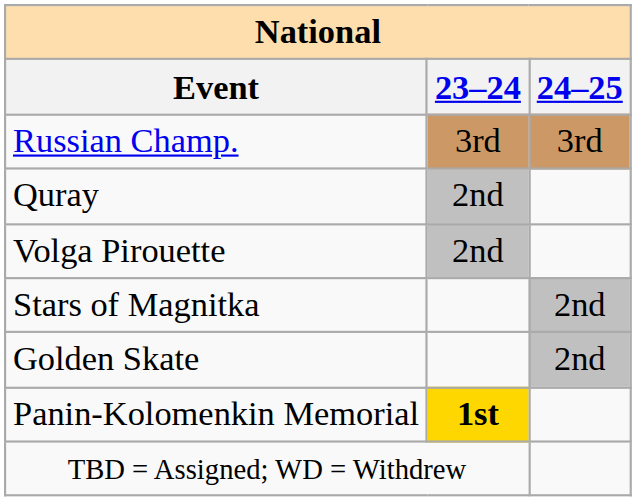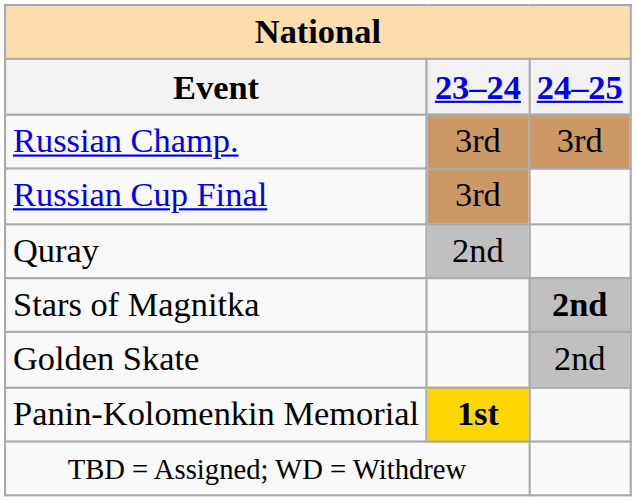+ row: (140, 195)
- row: (119, 250)
(580, 304) normal -> (580, 304) bold
